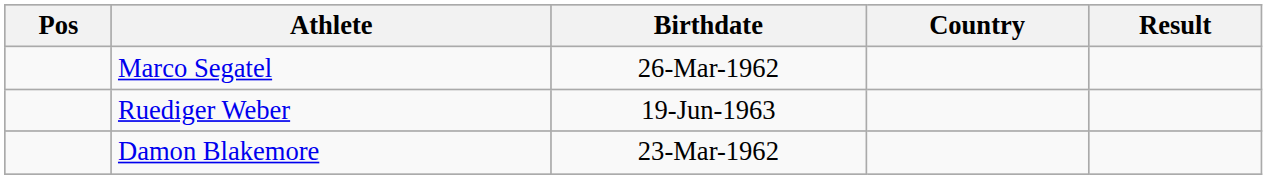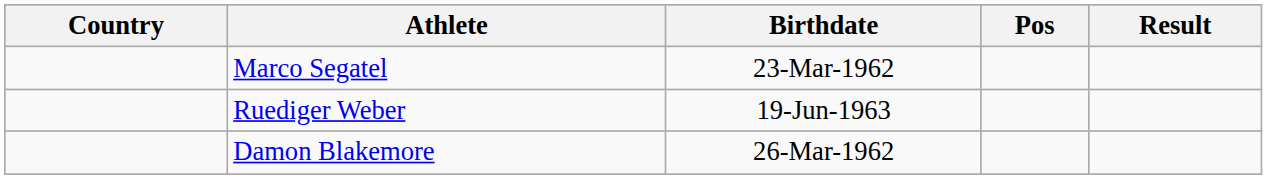columns swapped: (58, 25) <-> (977, 25)
(708, 67) 26-Mar-1962 -> (824, 67) 23-Mar-1962
(708, 151) 23-Mar-1962 -> (824, 151) 26-Mar-1962
